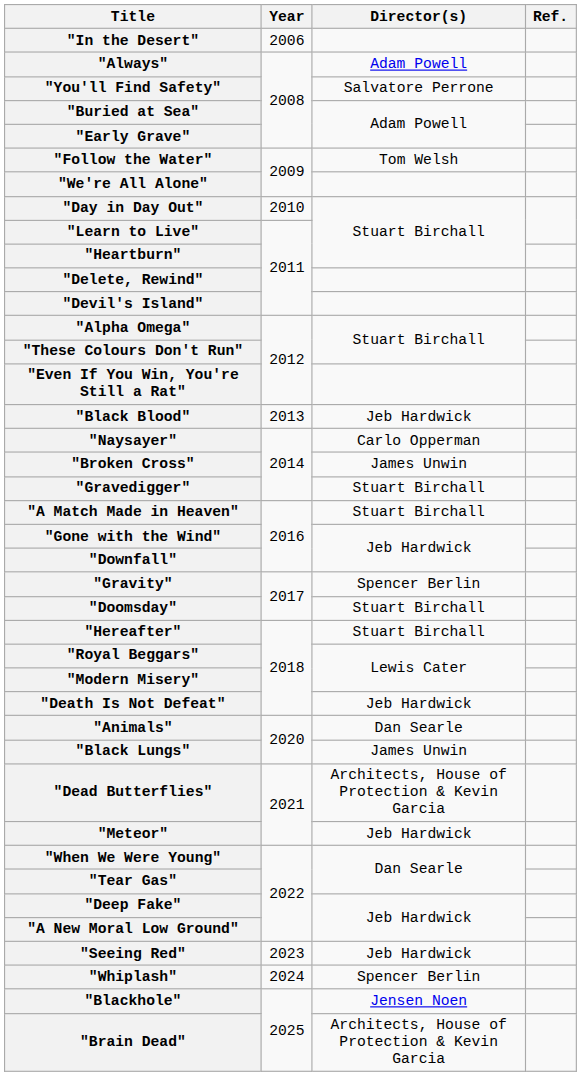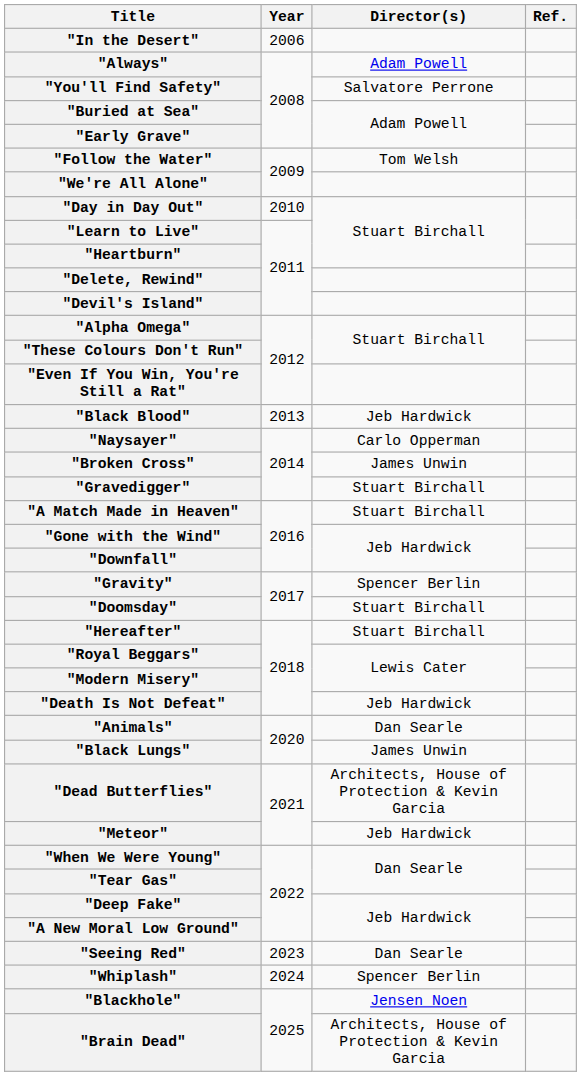(419, 953) Jeb Hardwick -> (419, 953) Dan Searle
